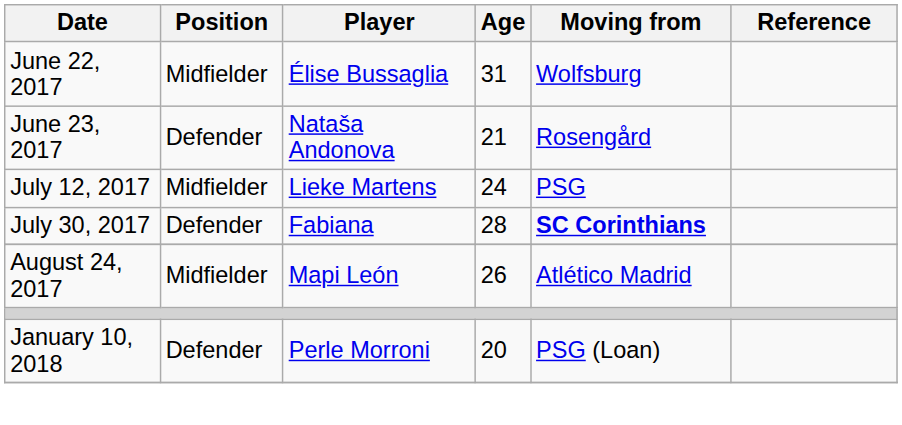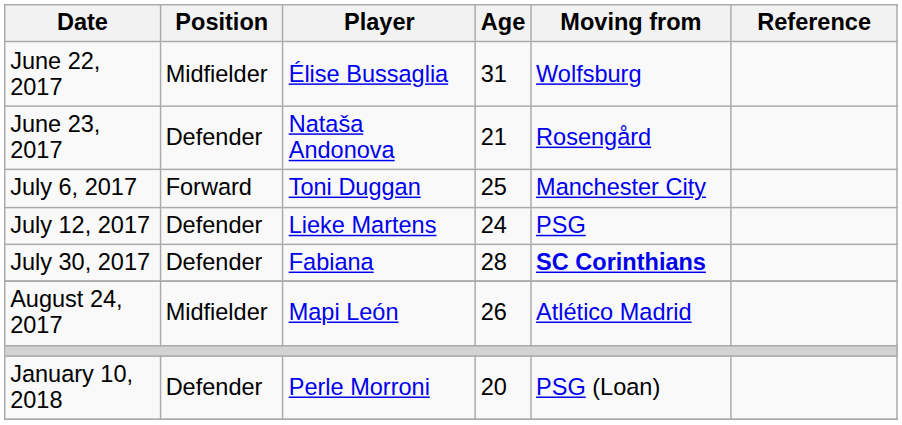+ row: (74, 187)
(217, 187) Midfielder -> (214, 225) Defender
